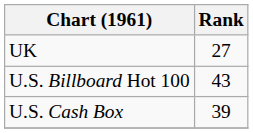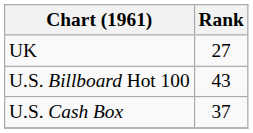(221, 111) 39 -> (221, 111) 37
